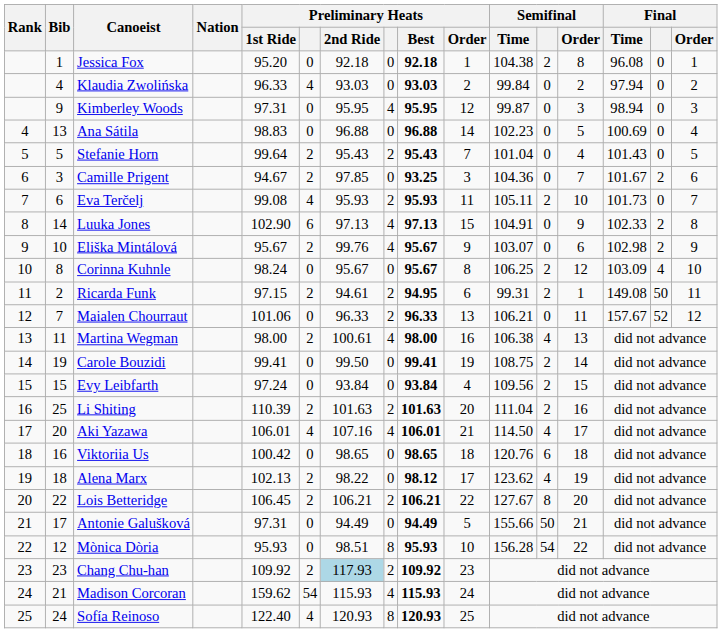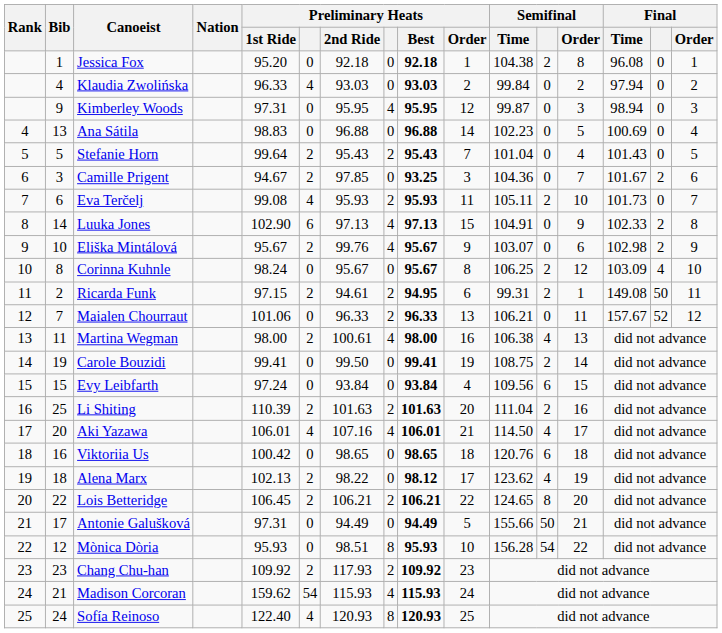(547, 385) 2 -> (547, 385) 6
(513, 500) 127.67 -> (513, 500) 124.65
(352, 570) lightblue background -> (352, 570) no background
